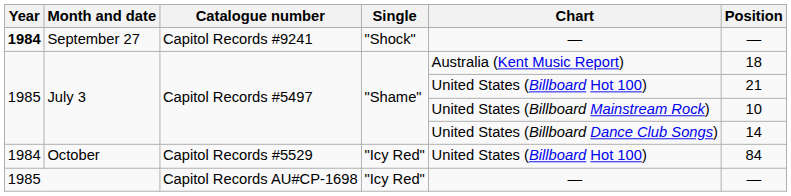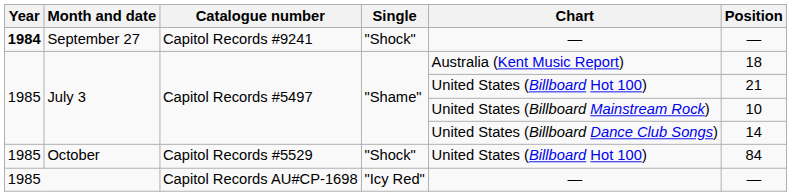(24, 156) 1984 -> (24, 156) 1985
(395, 156) "Icy Red" -> (390, 156) "Shock"
